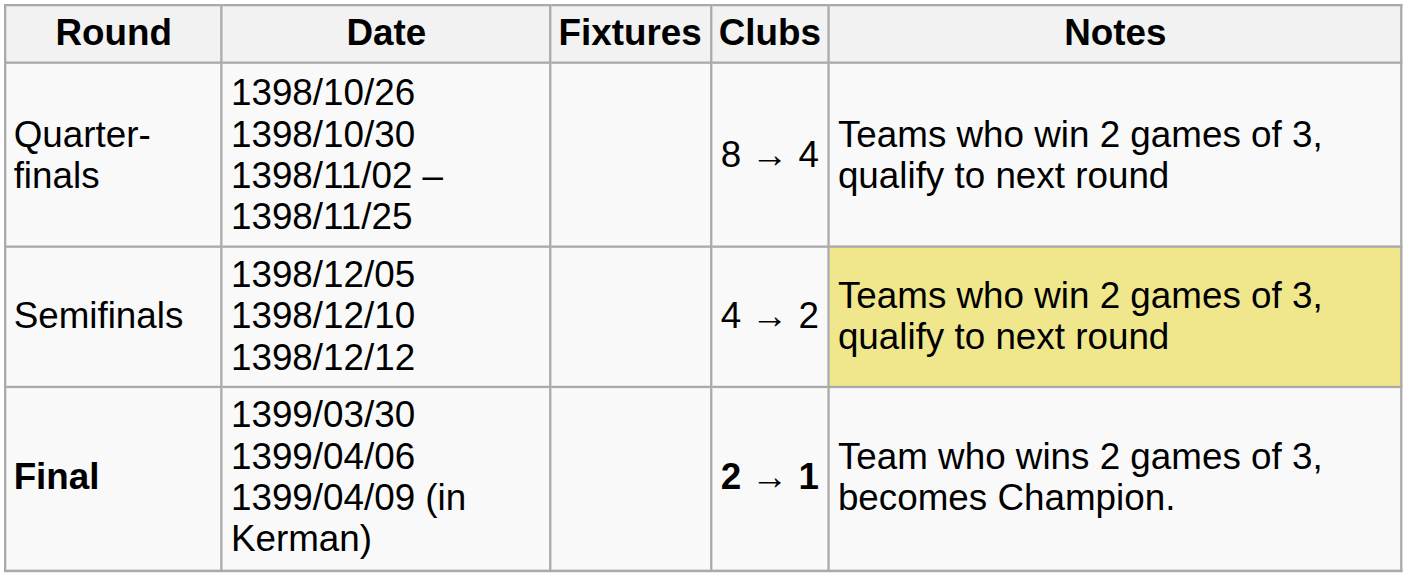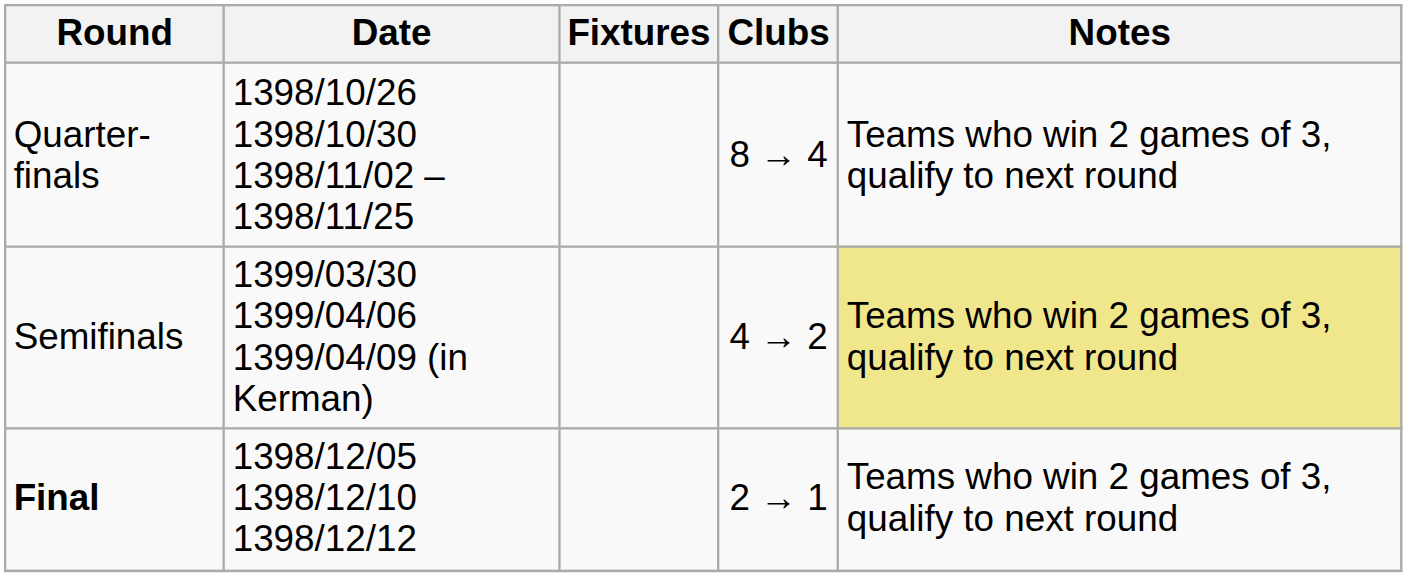(323, 316) 1398/12/05 1398/12/10 1398/12/12 -> (350, 336) 1399/03/30 1399/04/06 1399/04/09 (in Kerman)
(349, 477) 1399/03/30 1399/04/06 1399/04/09 (in Kerman) -> (325, 498) 1398/12/05 1398/12/10 1398/12/12
(770, 477) bold -> (779, 498) normal
(1080, 477) Team who wins 2 games of 3, becomes Champion. -> (1089, 498) Teams who win 2 games of 3, qualify to next round
